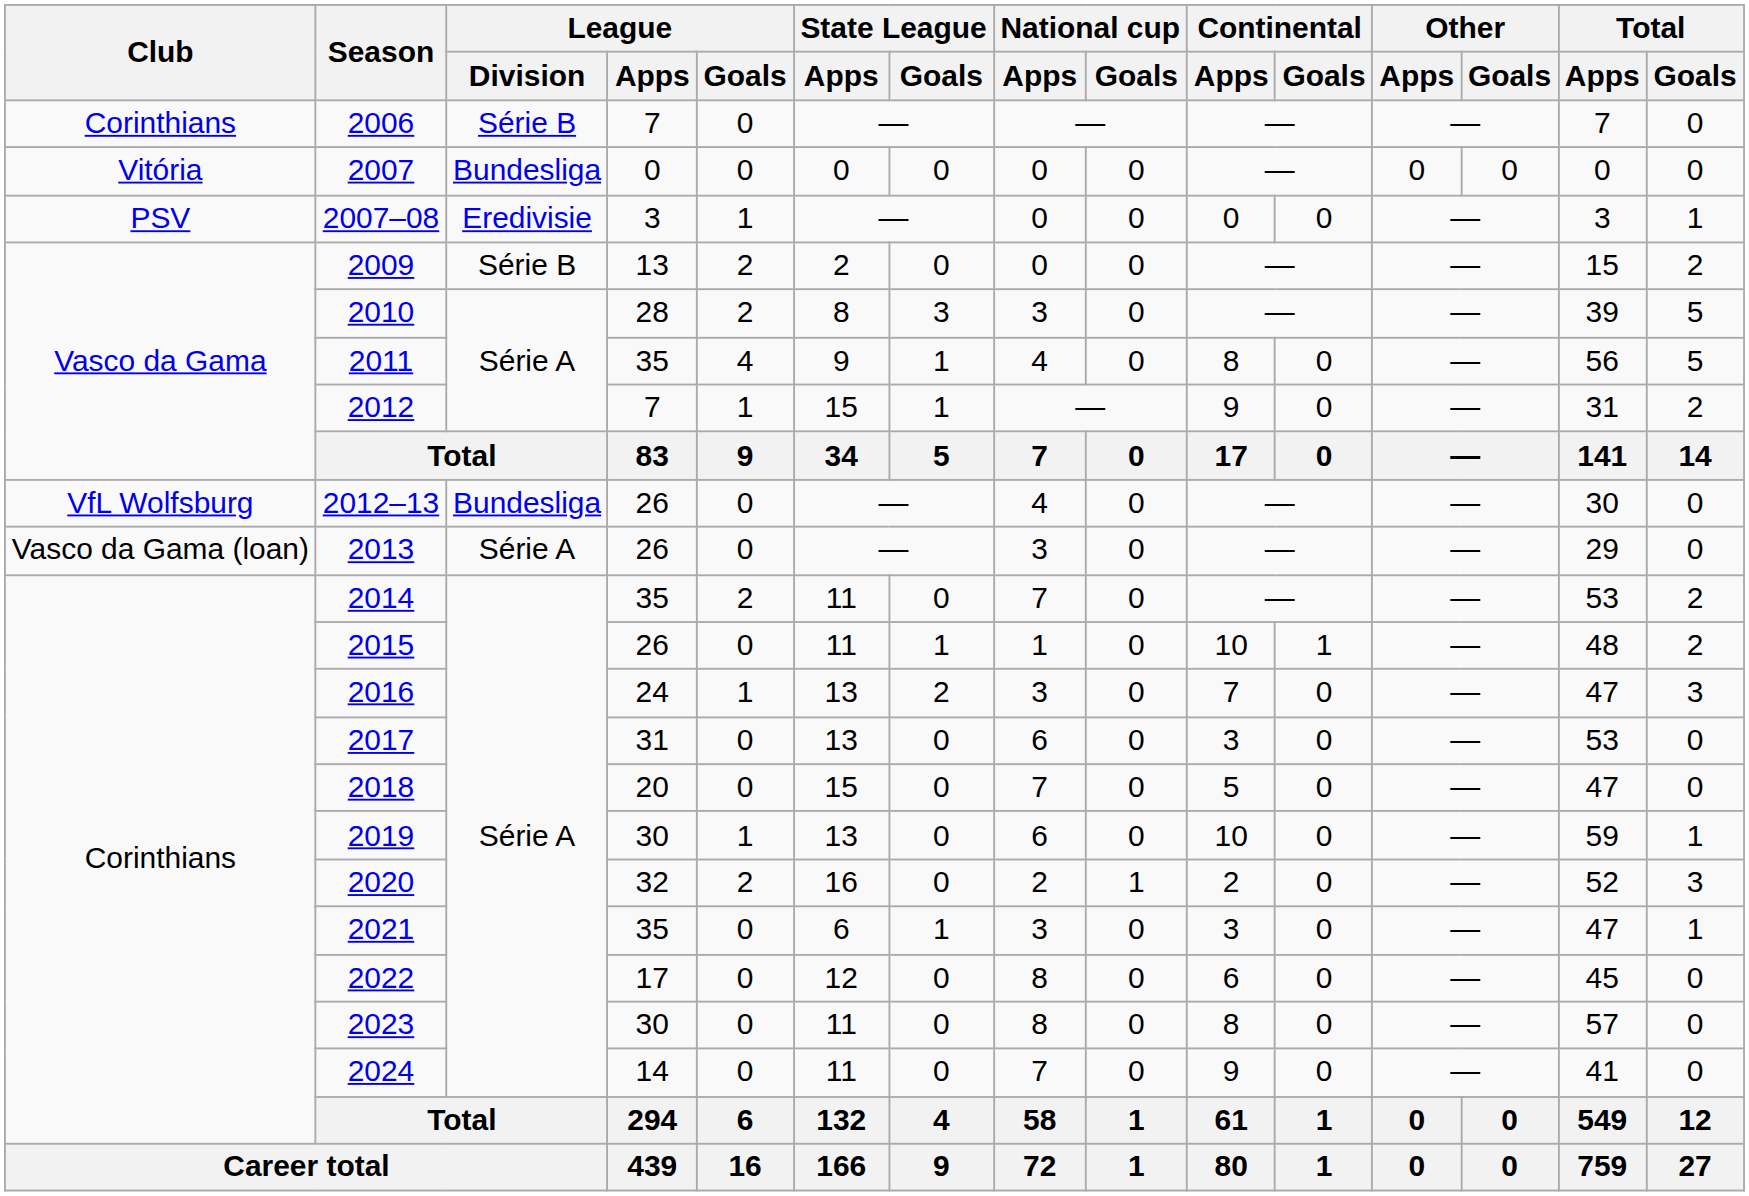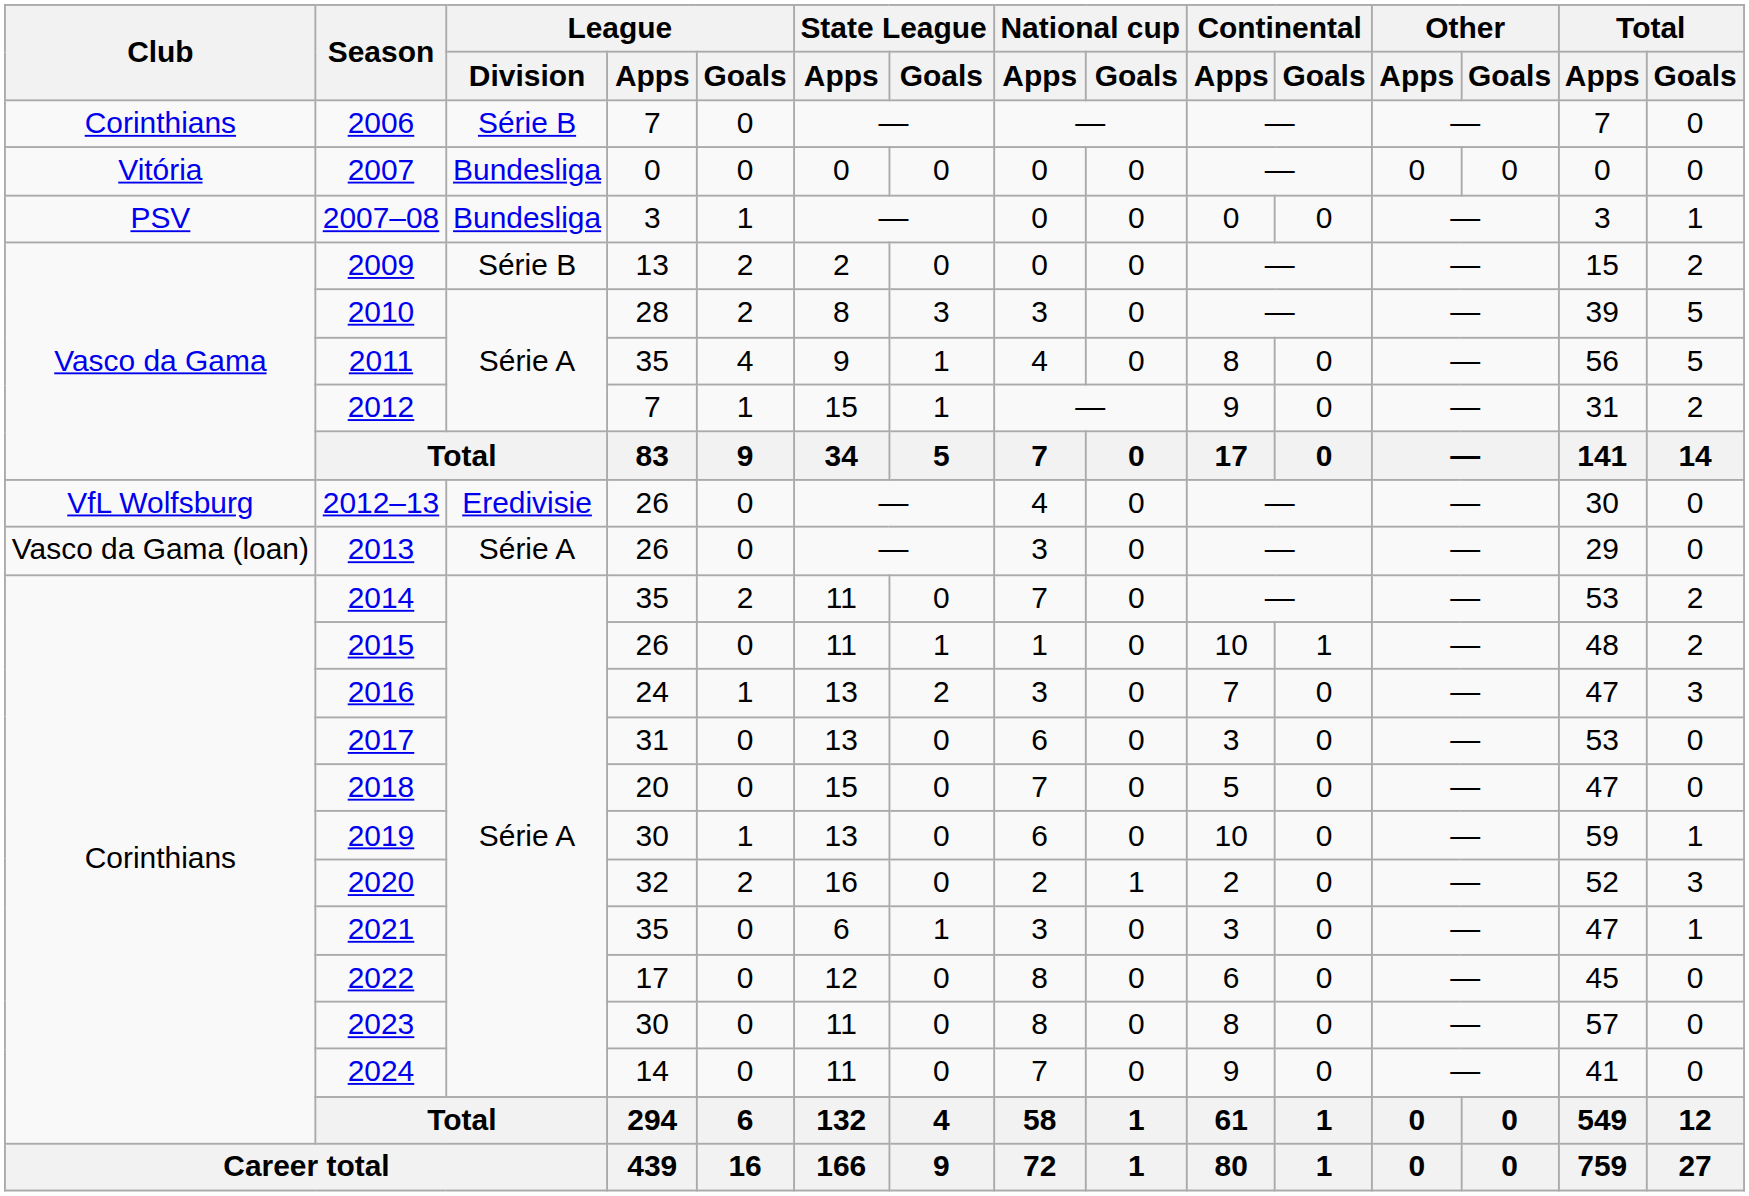(527, 218) Eredivisie -> (527, 218) Bundesliga
(527, 502) Bundesliga -> (527, 502) Eredivisie
